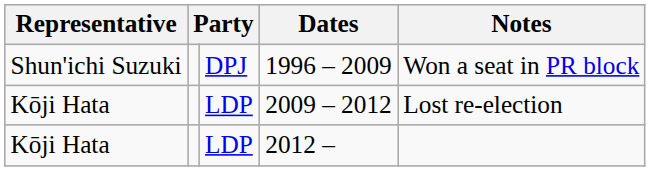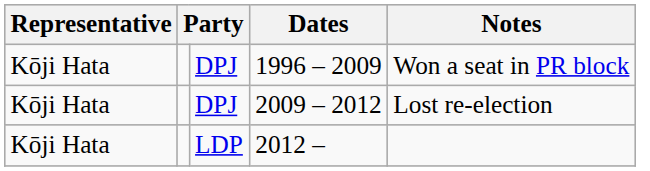(96, 64) Shun'ichi Suzuki -> (60, 64) Kōji Hata
(229, 104) LDP -> (216, 104) DPJ
